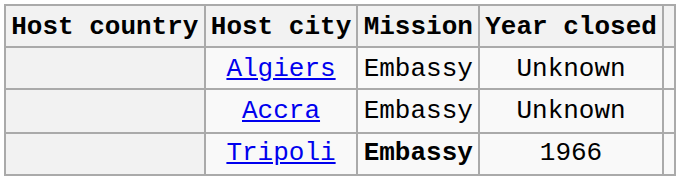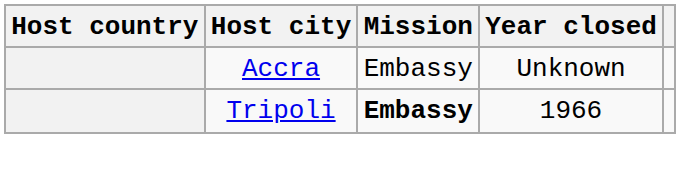- row: (281, 69)
